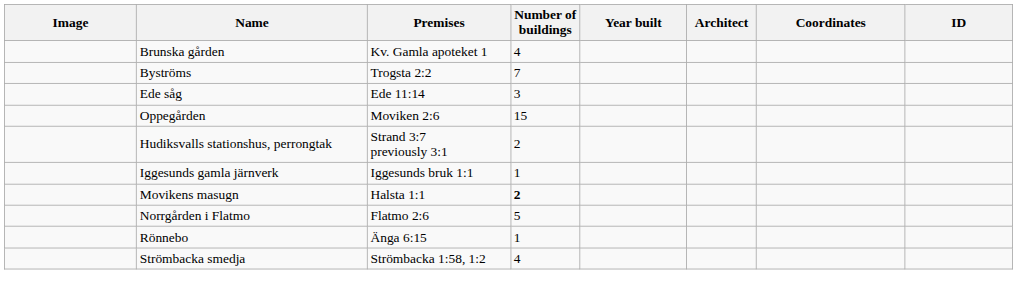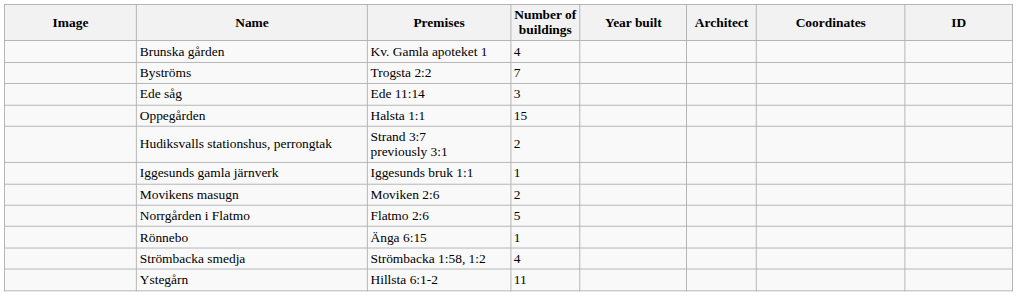(405, 115) Moviken 2:6 -> (398, 115) Halsta 1:1
(398, 194) Halsta 1:1 -> (405, 194) Moviken 2:6
(517, 194) bold -> (517, 194) normal
+ row: (164, 279)
